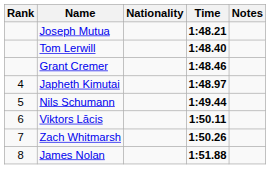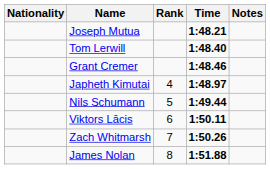columns swapped: (21, 13) <-> (155, 13)
